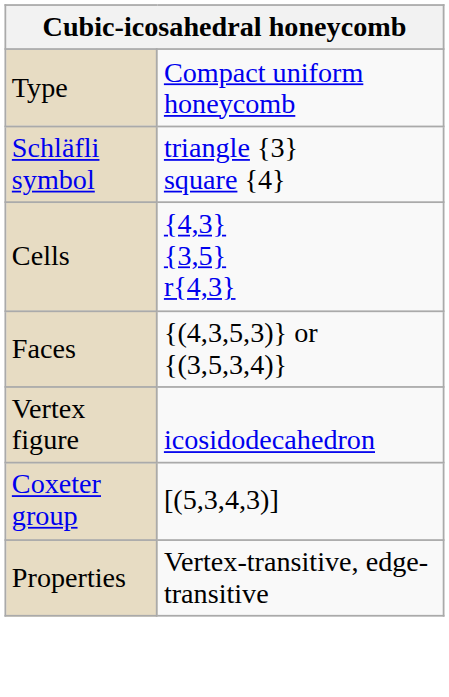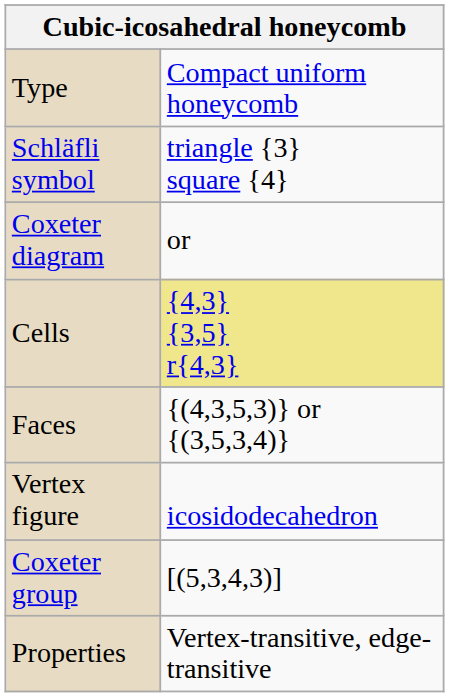+ row: (58, 240)
(200, 256) no background -> (203, 332) khaki background
